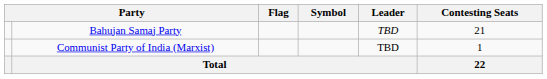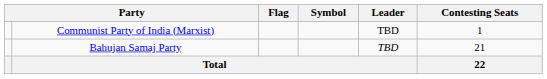rows swapped: (135, 30) <-> (135, 47)
